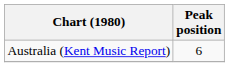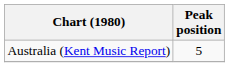(199, 51) 6 -> (199, 51) 5
